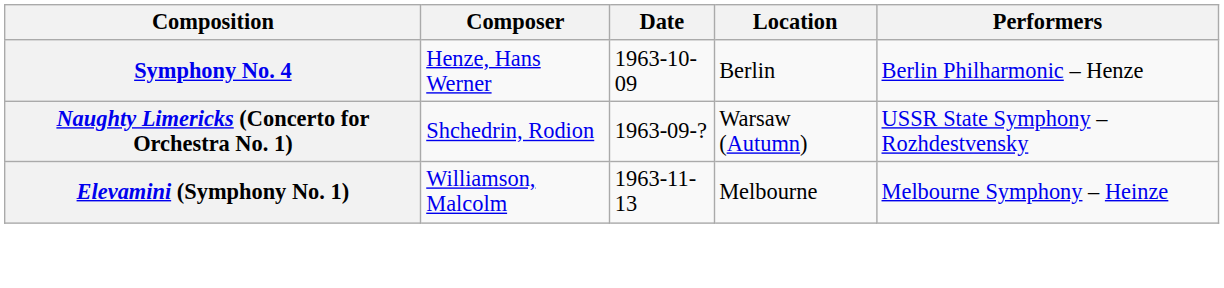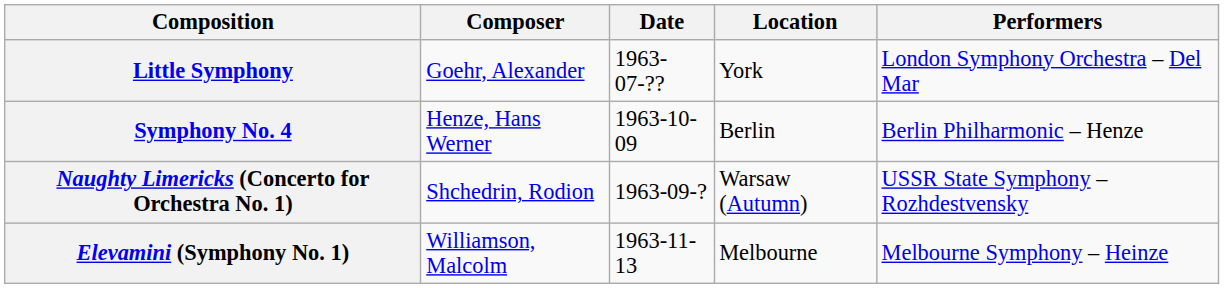+ row: (213, 70)
